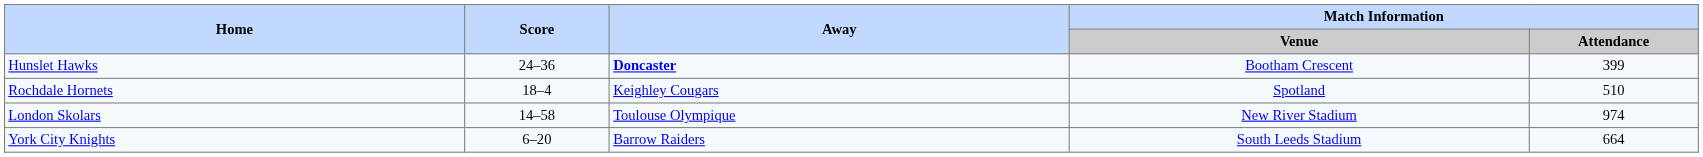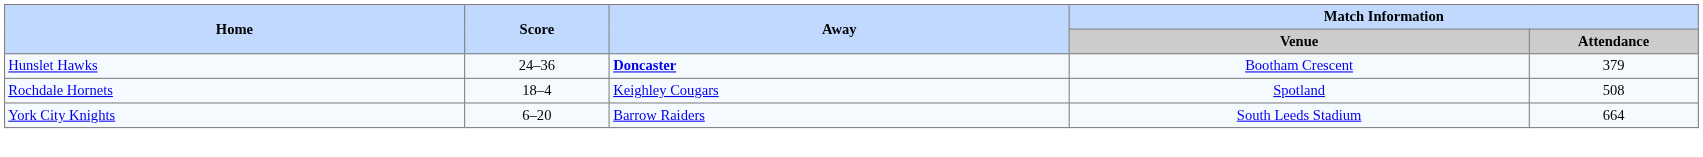(1614, 66) 399 -> (1614, 66) 379
(1614, 90) 510 -> (1614, 90) 508
- row: (55, 115)
